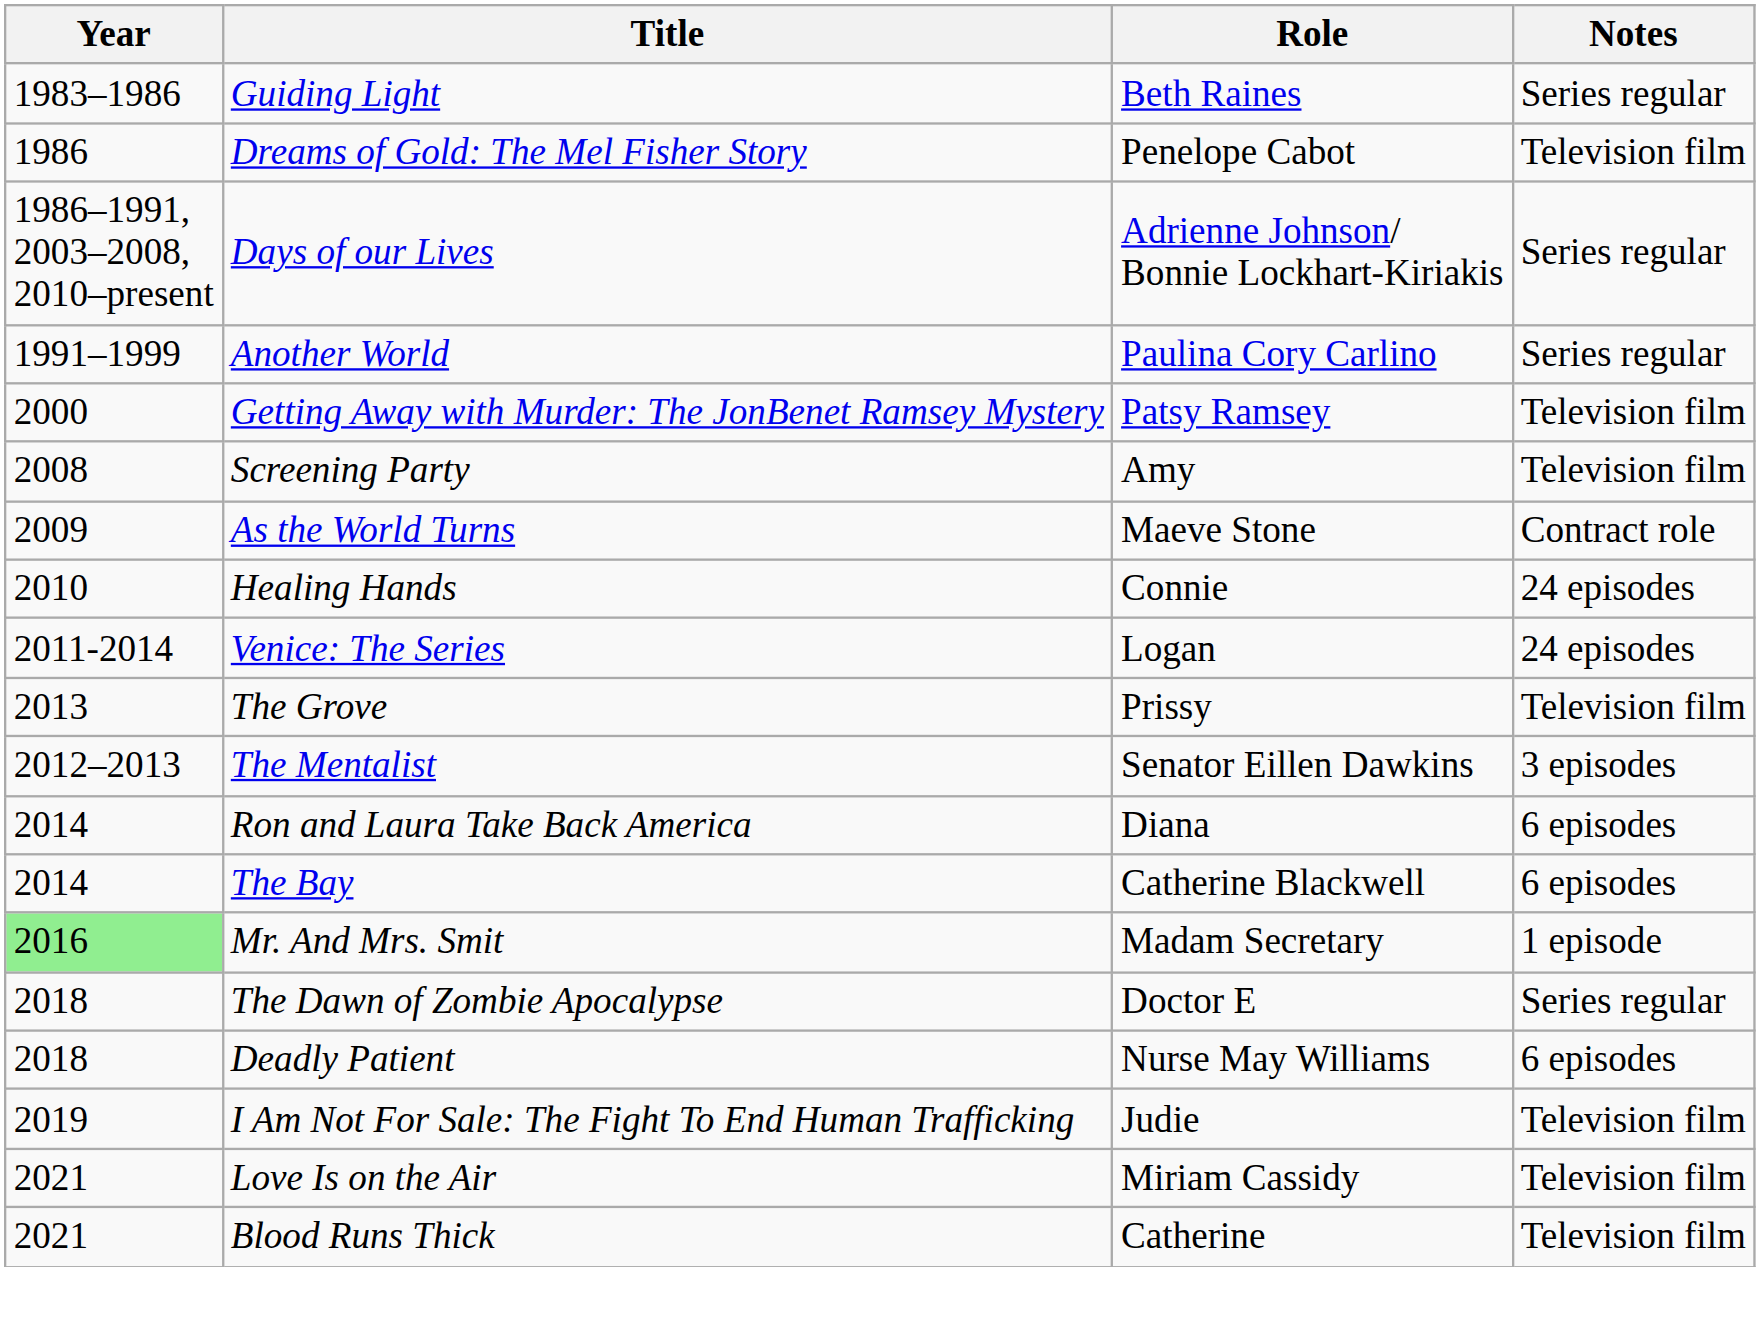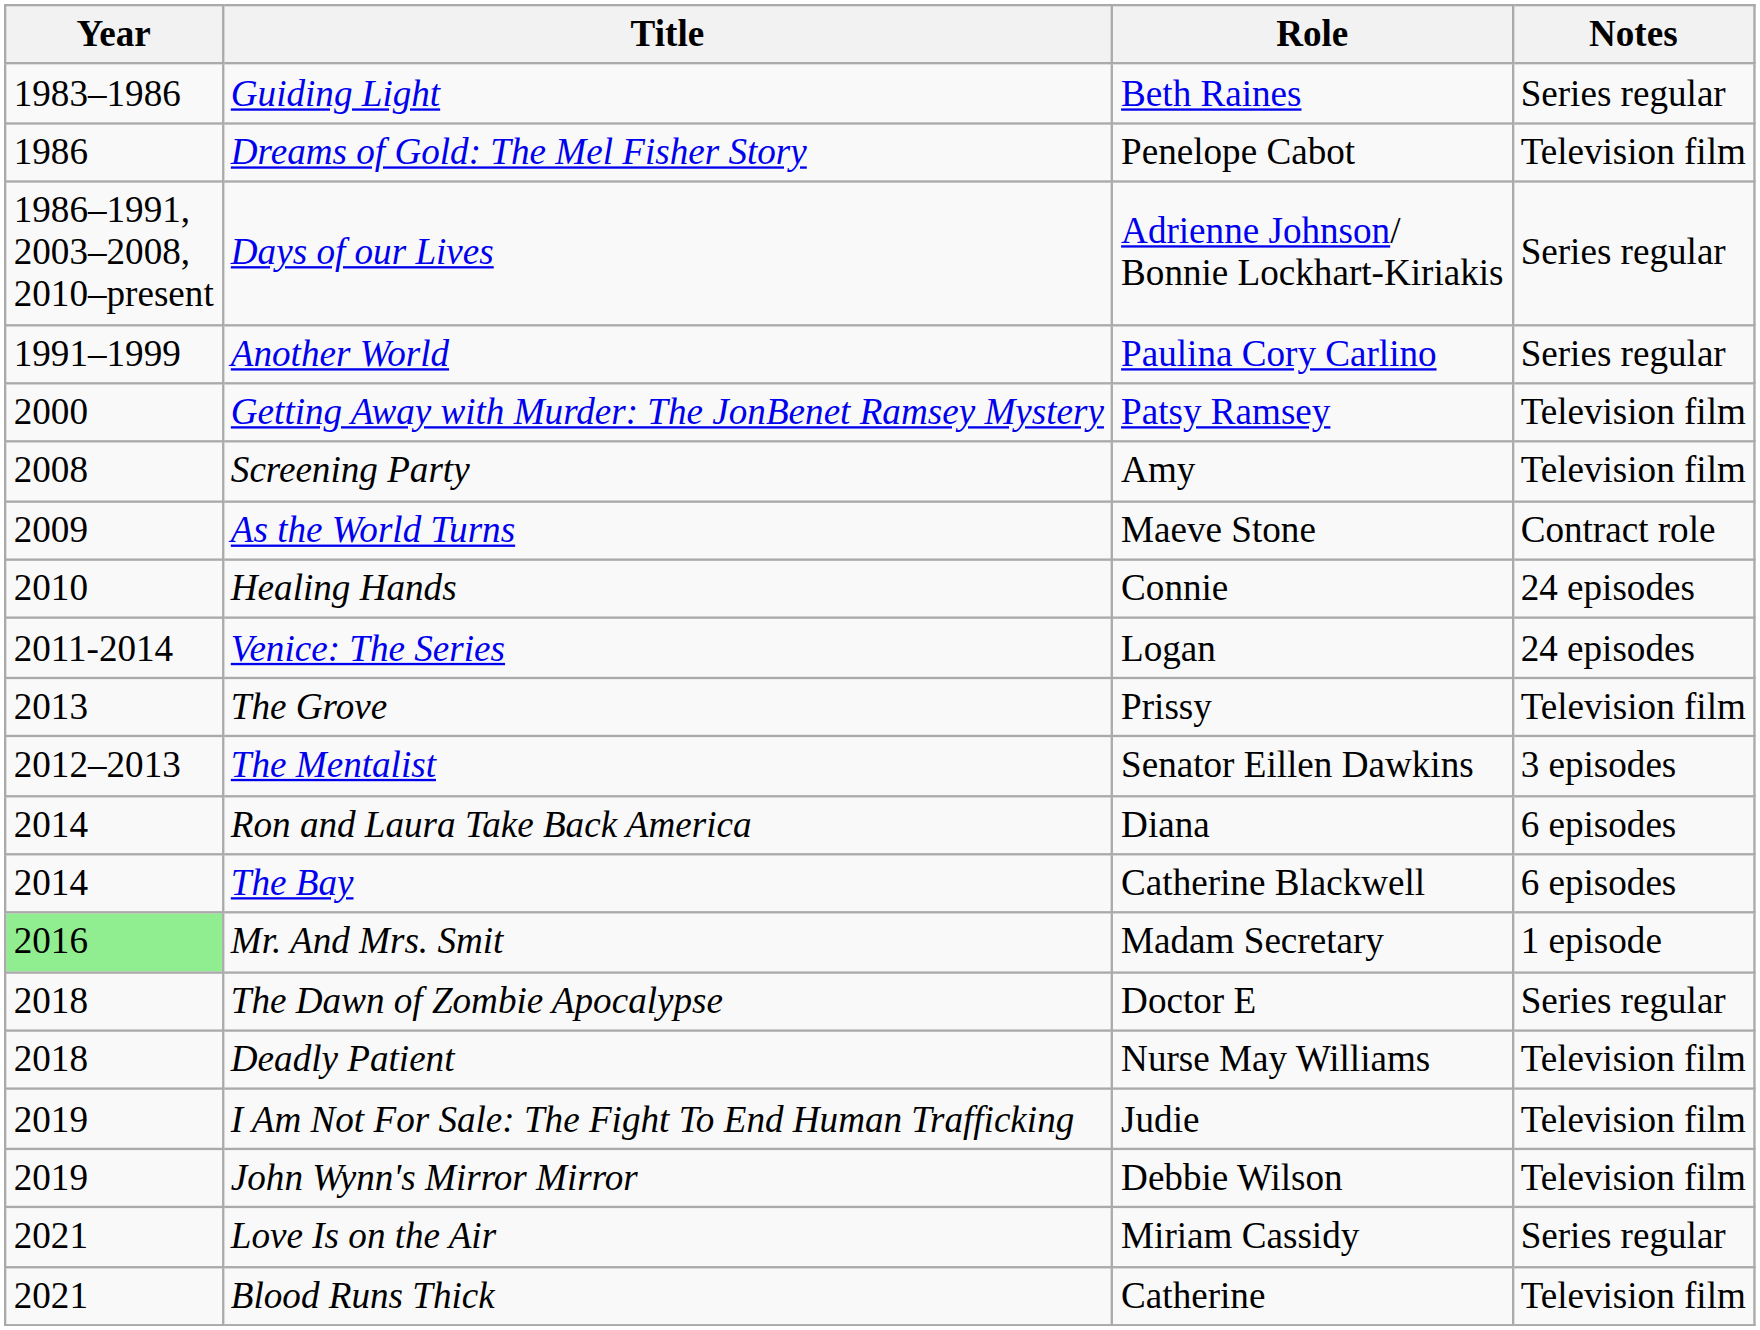(1598, 1059) 6 episodes -> (1633, 1059) Television film
+ row: (434, 1177)
(1633, 1177) Television film -> (1623, 1235) Series regular
